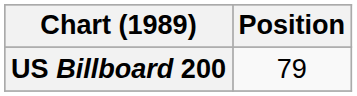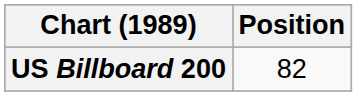(292, 68) 79 -> (292, 68) 82
